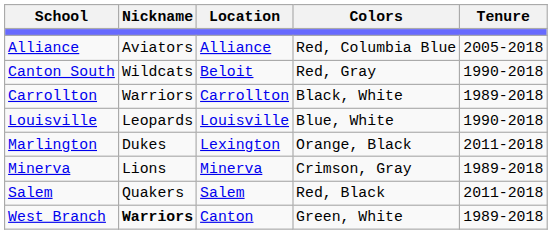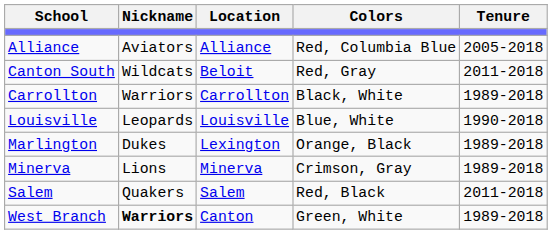(503, 72) 1990-2018 -> (503, 72) 2011-2018
(503, 144) 2011-2018 -> (503, 144) 1989-2018
